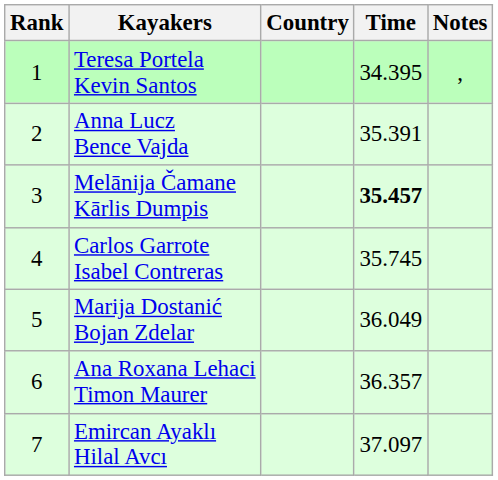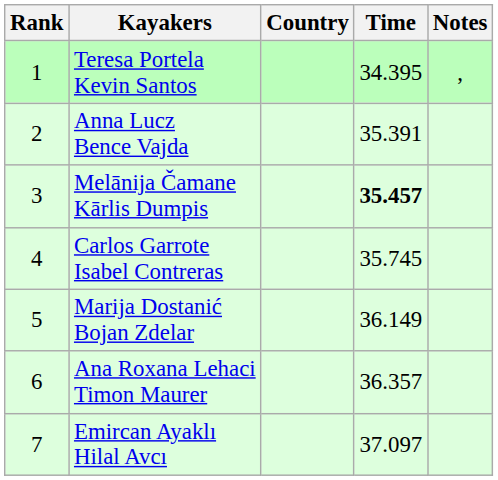(391, 319) 36.049 -> (391, 319) 36.149
